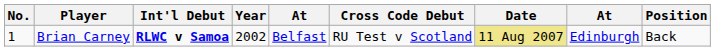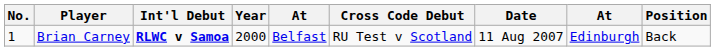(251, 36) 2002 -> (251, 36) 2000
(521, 36) khaki background -> (521, 36) no background
